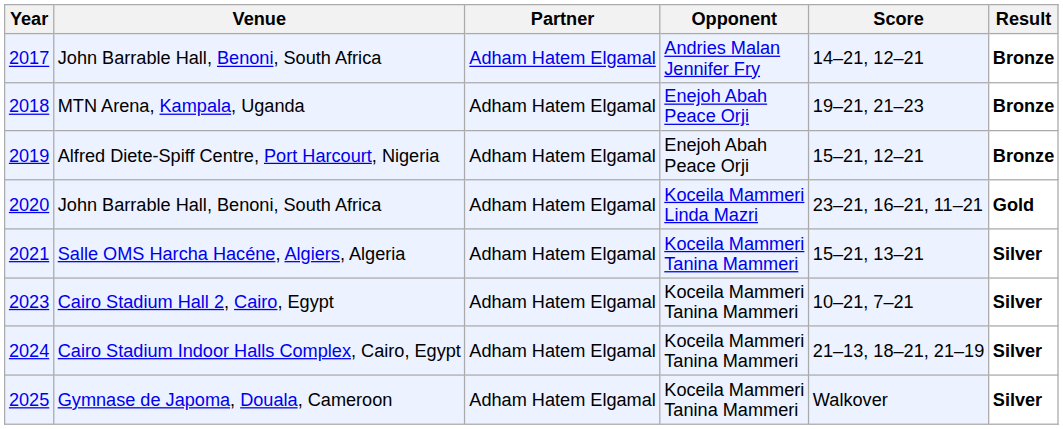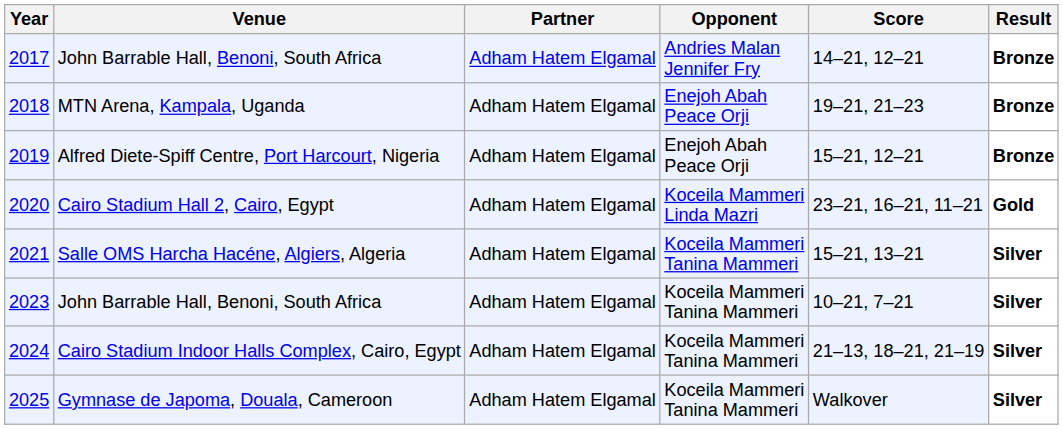(220, 205) John Barrable Hall, Benoni, South Africa -> (196, 205) Cairo Stadium Hall 2, Cairo, Egypt
(196, 302) Cairo Stadium Hall 2, Cairo, Egypt -> (220, 302) John Barrable Hall, Benoni, South Africa
